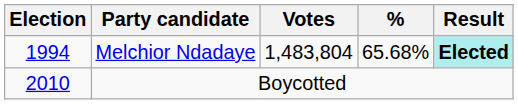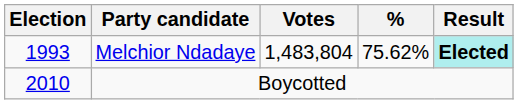(48, 51) 1994 -> (48, 51) 1993
(396, 51) 65.68% -> (396, 51) 75.62%
